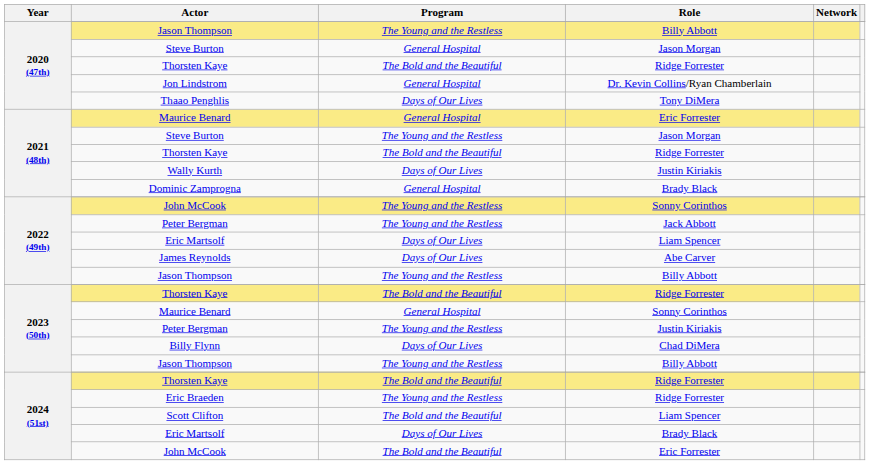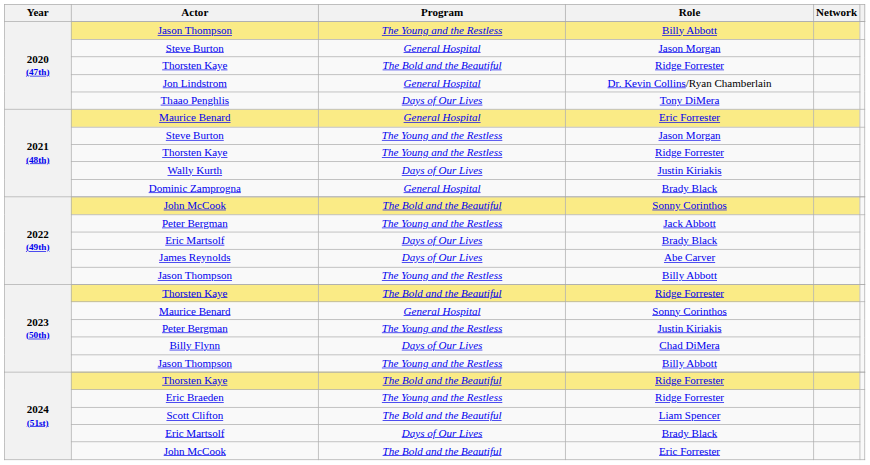(442, 153) The Bold and the Beautiful -> (442, 153) The Young and the Restless
(442, 205) The Young and the Restless -> (442, 205) The Bold and the Beautiful
(690, 240) Liam Spencer -> (690, 240) Brady Black
